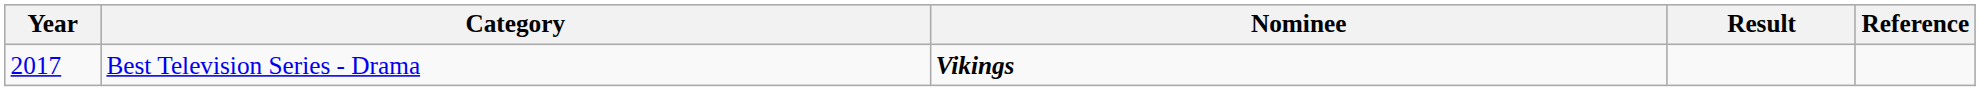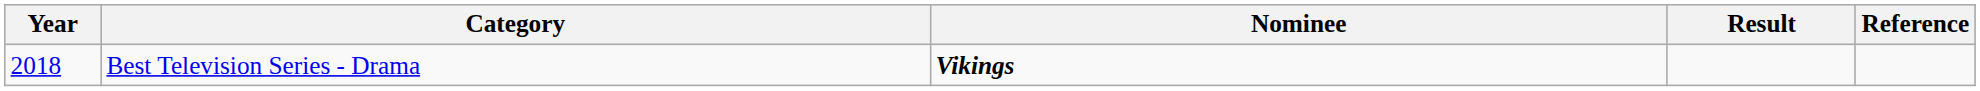(36, 64) 2017 -> (36, 64) 2018
